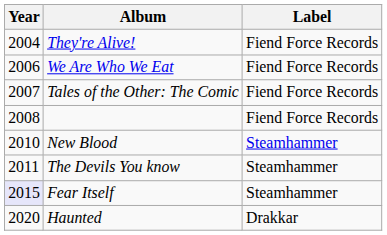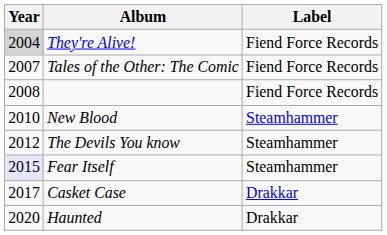(24, 42) no background -> (24, 42) lightgrey background
- row: (110, 67)
(24, 167) 2011 -> (24, 142) 2012
+ row: (87, 192)
